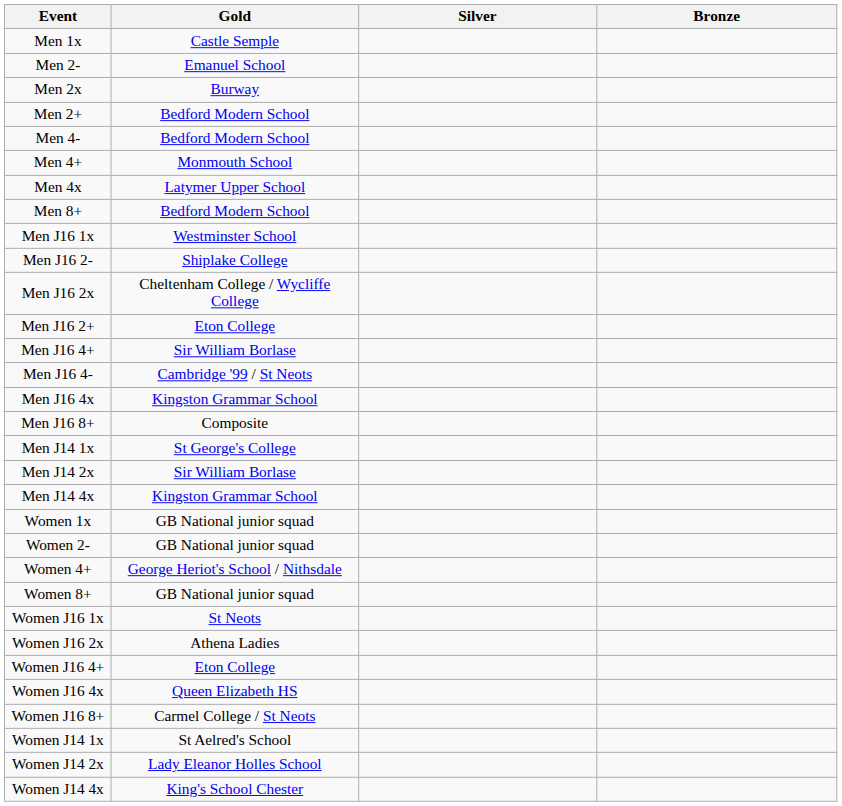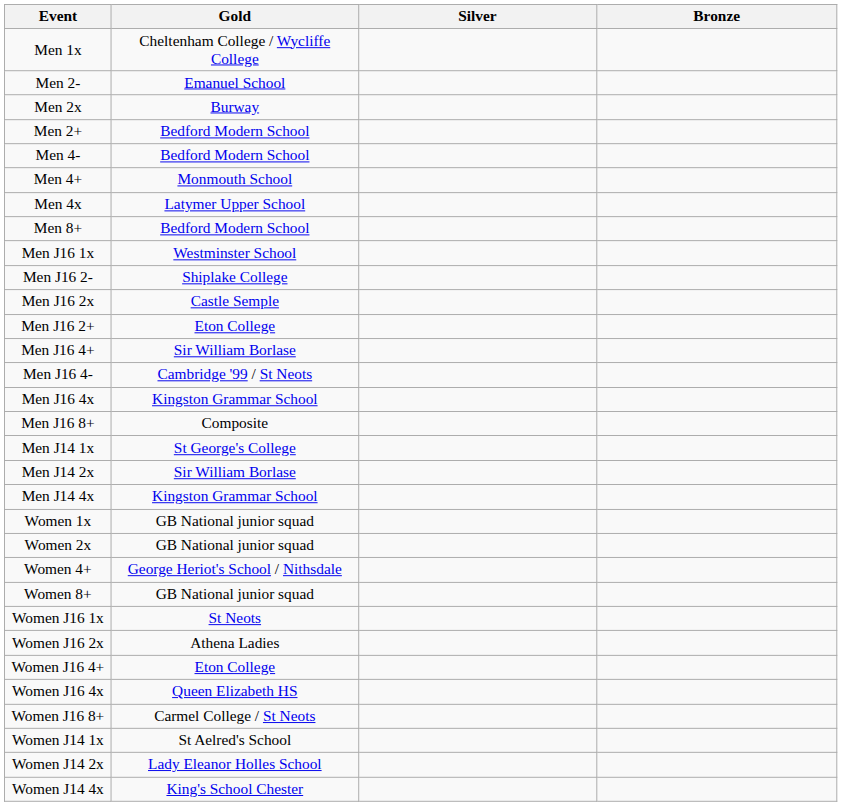(235, 41) Castle Semple -> (235, 49) Cheltenham College / Wycliffe College
(235, 293) Cheltenham College / Wycliffe College -> (235, 301) Castle Semple
+ row: (58, 545)
- row: (58, 545)
